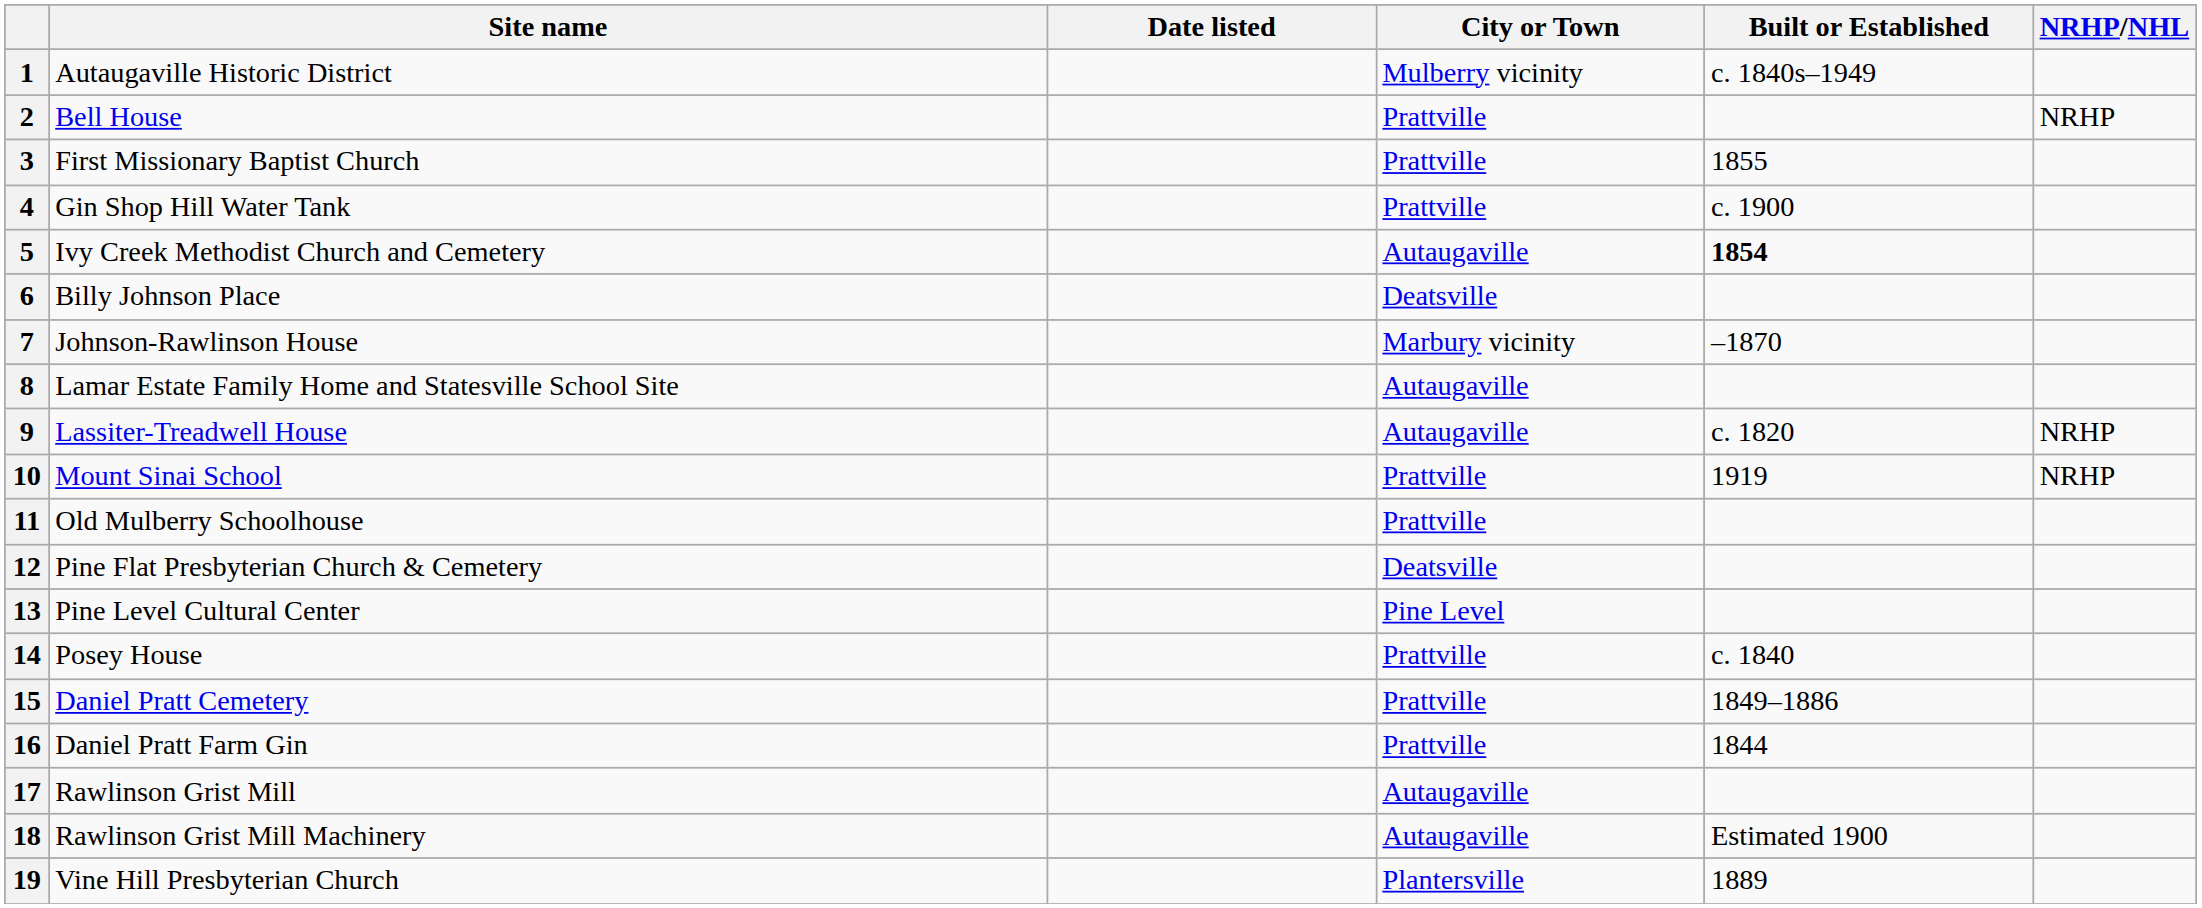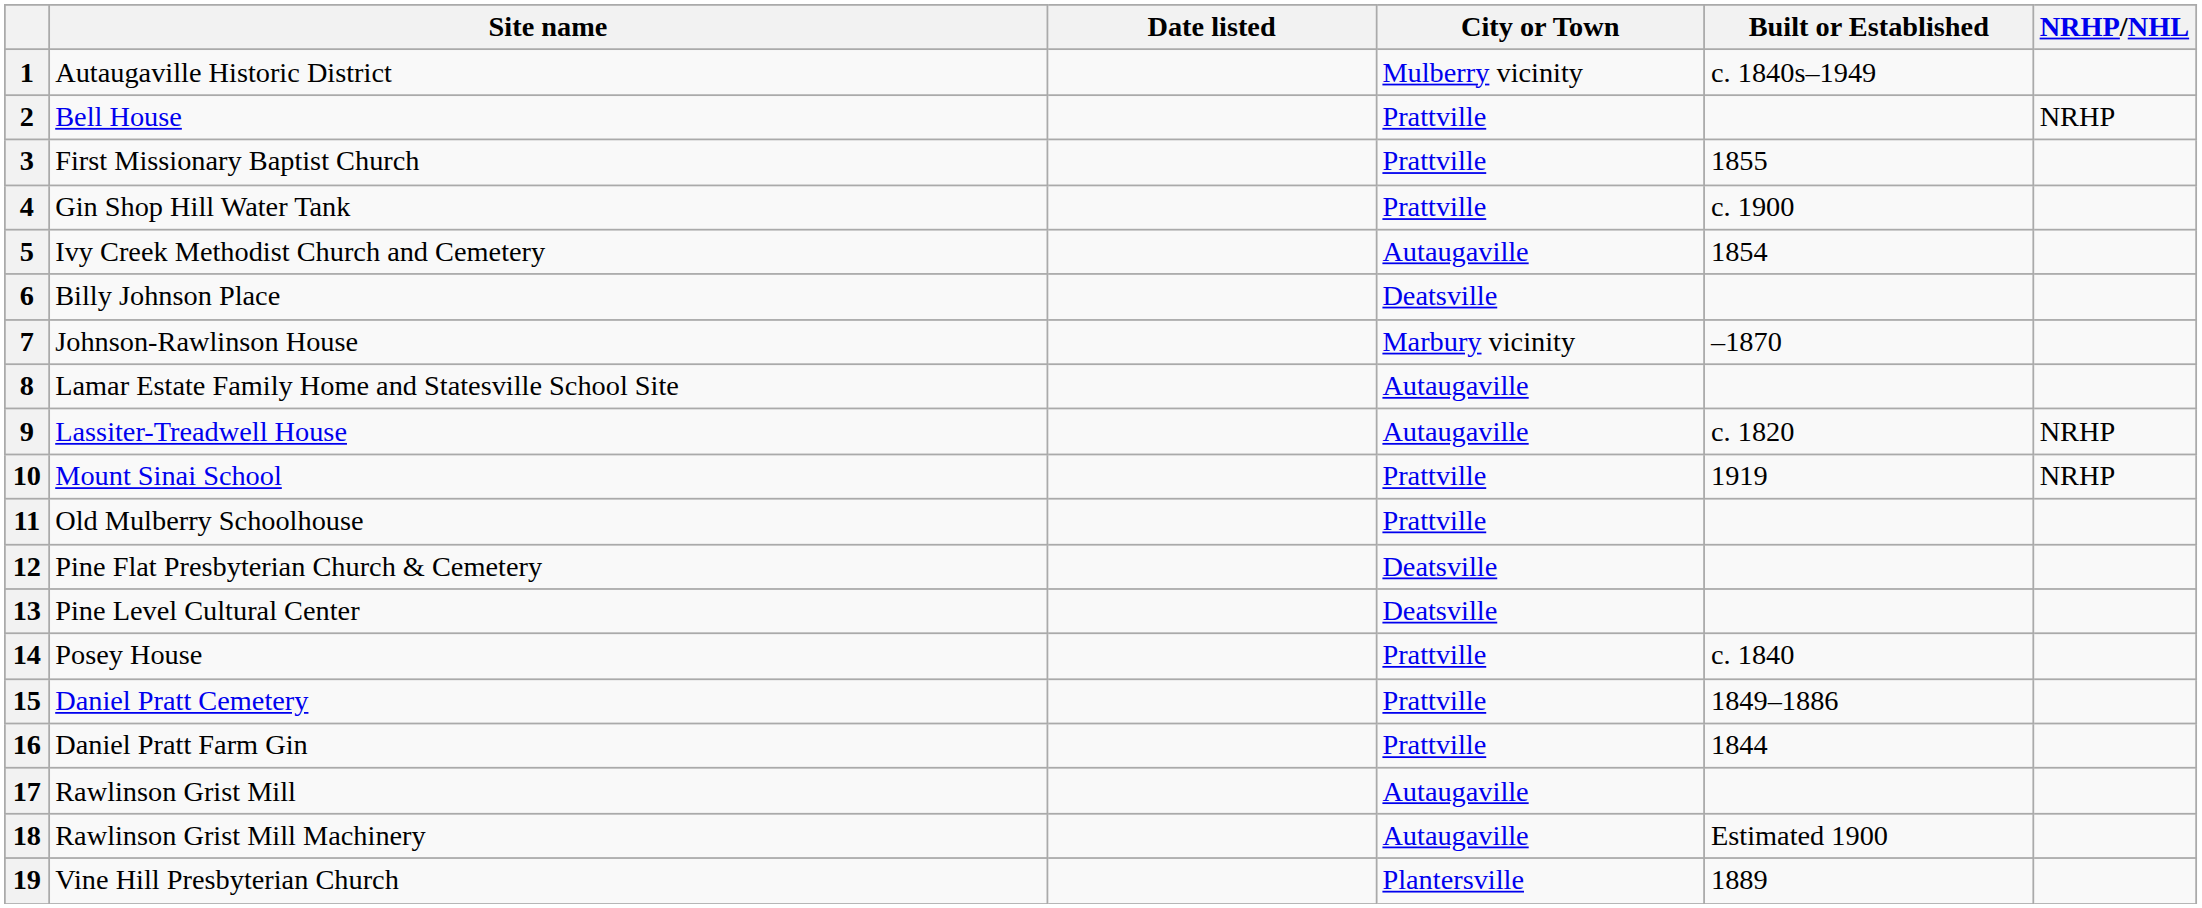(1739, 251) bold -> (1739, 251) normal
(1443, 610) Pine Level -> (1440, 610) Deatsville
